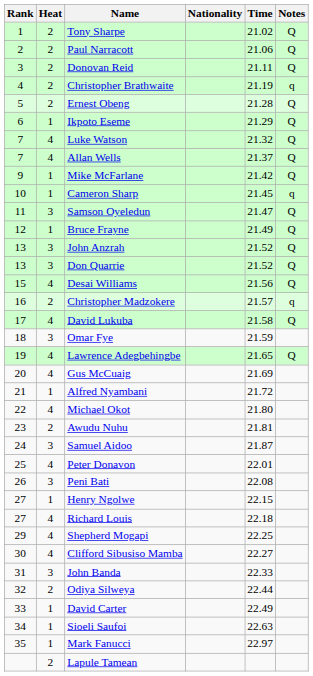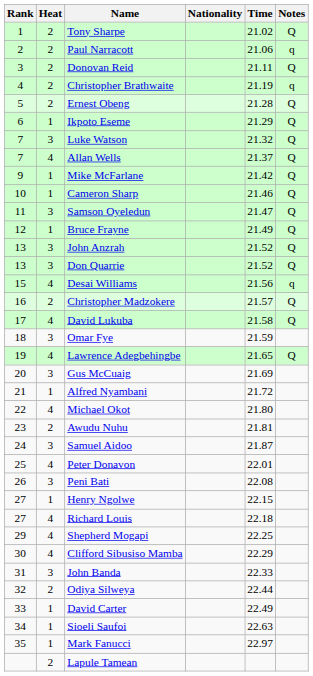(292, 49) Q -> (292, 49) q
(50, 139) 4 -> (50, 139) 3
(260, 193) 21.45 -> (260, 193) 21.46
(292, 193) q -> (292, 193) Q
(292, 283) Q -> (292, 283) q
(292, 301) q -> (292, 301) Q
(50, 373) 4 -> (50, 373) 3
(260, 553) 22.27 -> (260, 553) 22.29
